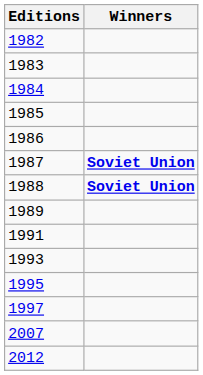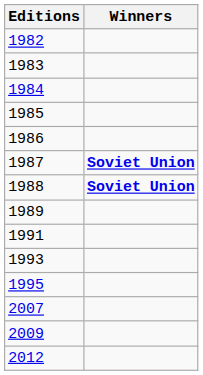- row: (26, 309)
+ row: (26, 334)
